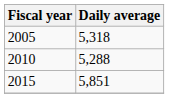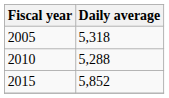(94, 81) 5,851 -> (94, 81) 5,852
